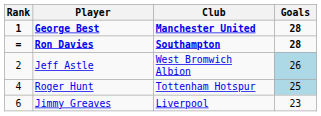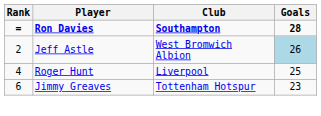- row: (67, 28)
(206, 87) Tottenham Hotspur -> (182, 71) Liverpool
(295, 87) lightblue background -> (295, 71) no background
(182, 103) Liverpool -> (206, 87) Tottenham Hotspur
